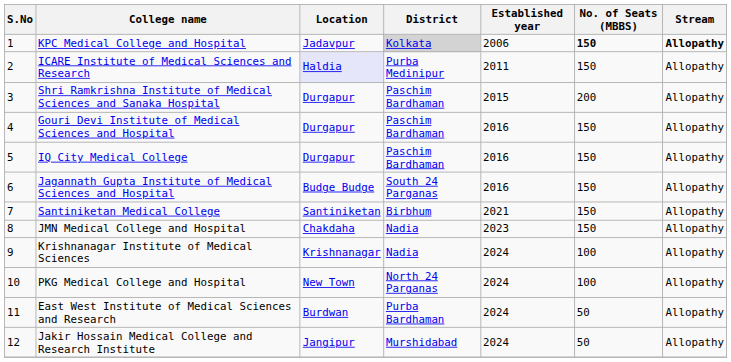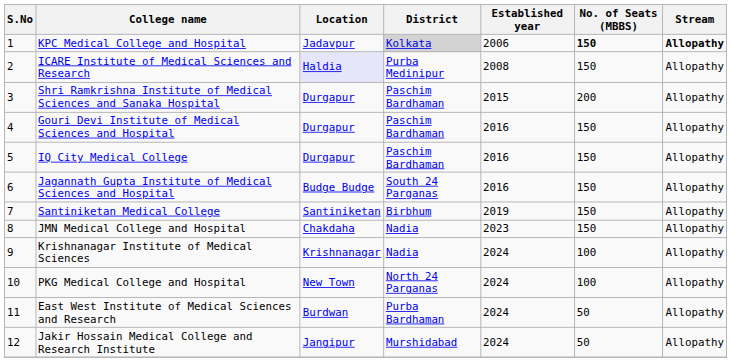(496, 67) 2011 -> (496, 67) 2008
(496, 211) 2021 -> (496, 211) 2019
